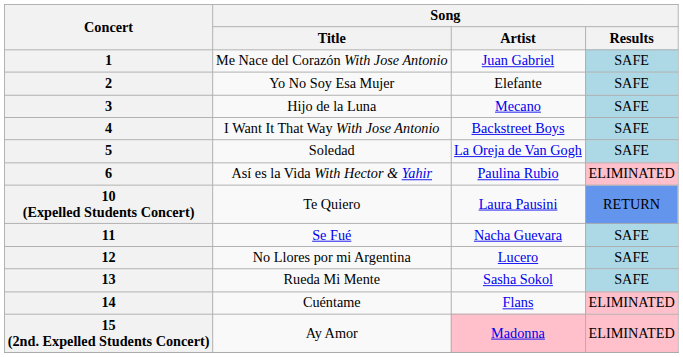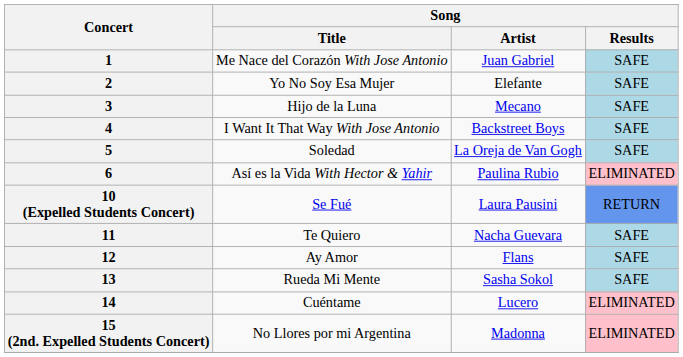(332, 204) Te Quiero -> (332, 204) Se Fué
(332, 235) Se Fué -> (332, 235) Te Quiero
(332, 257) No Llores por mi Argentina -> (332, 257) Ay Amor
(518, 257) Lucero -> (518, 257) Flans
(518, 302) Flans -> (518, 302) Lucero
(332, 333) Ay Amor -> (332, 333) No Llores por mi Argentina
(518, 333) pink background -> (518, 333) no background
